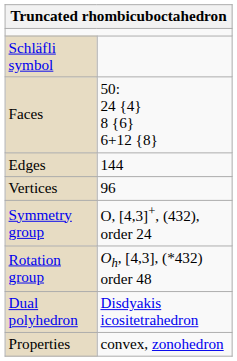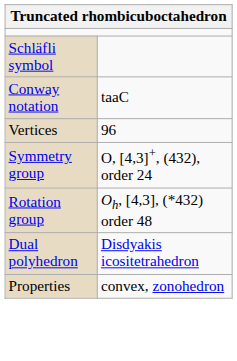+ row: (34, 97)
- row: (26, 114)
- row: (27, 164)
